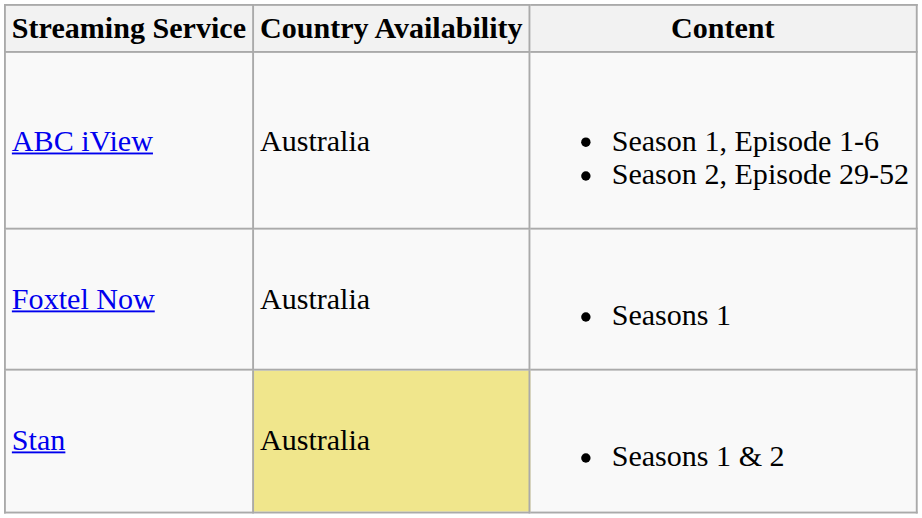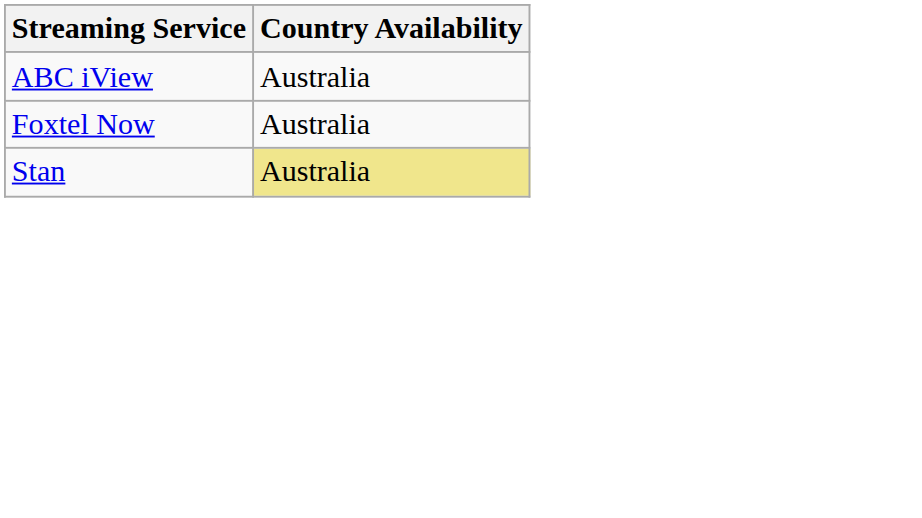- column: (723, 28)
